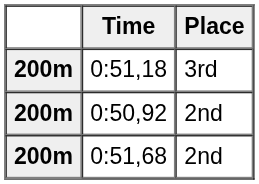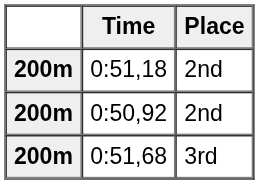(201, 70) 3rd -> (204, 70) 2nd
(204, 156) 2nd -> (201, 156) 3rd
